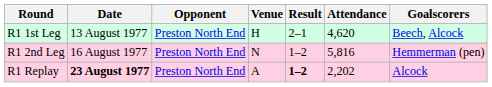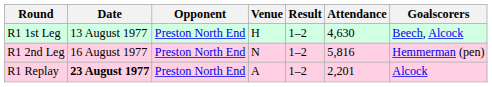(298, 33) 2–1 -> (298, 33) 1–2
(341, 33) 4,620 -> (341, 33) 4,630
(298, 71) bold -> (298, 71) normal
(341, 71) 2,202 -> (341, 71) 2,201
